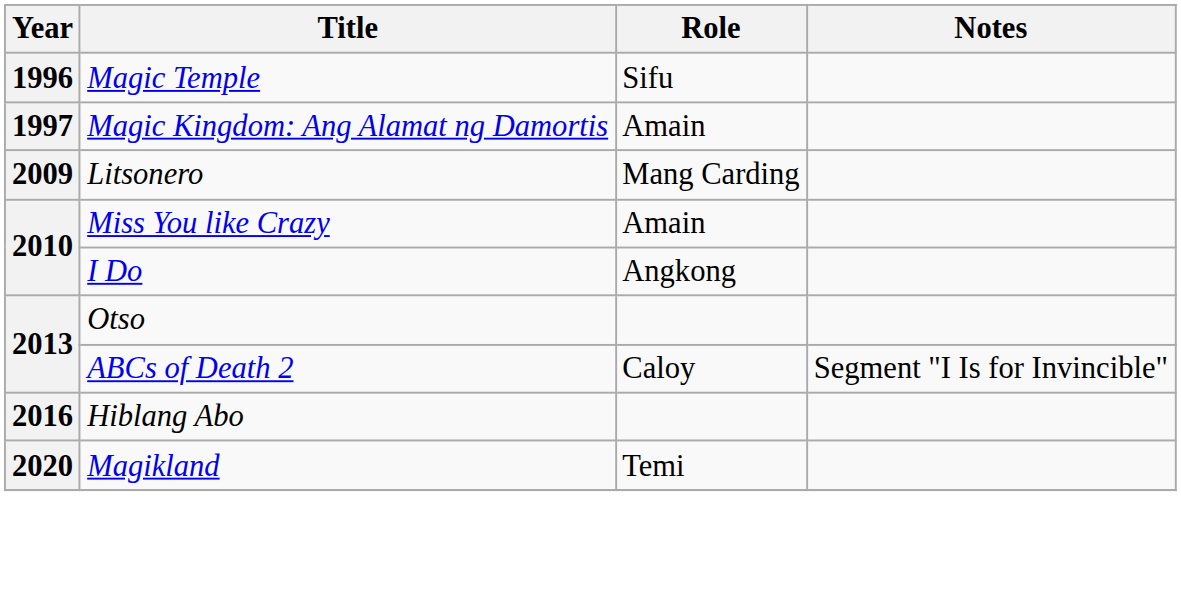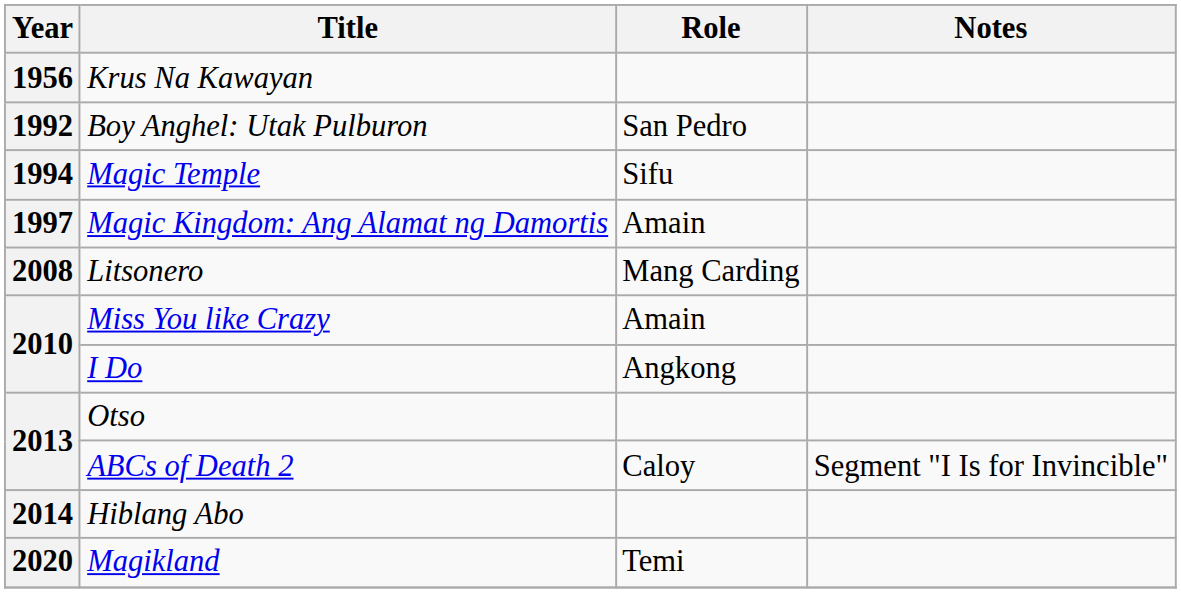+ row: (200, 77)
+ row: (257, 125)
(43, 77) 1996 -> (43, 174) 1994
(43, 174) 2009 -> (43, 271) 2008
(43, 416) 2016 -> (43, 513) 2014
